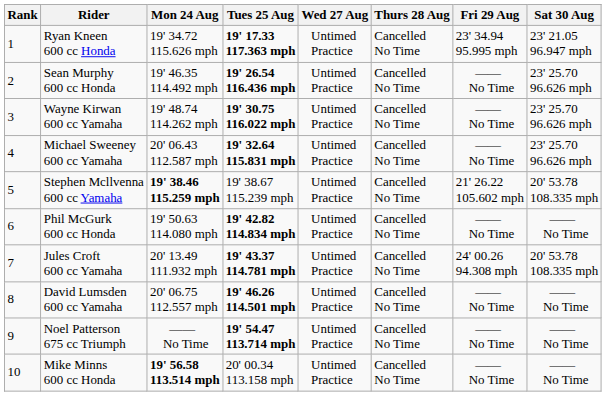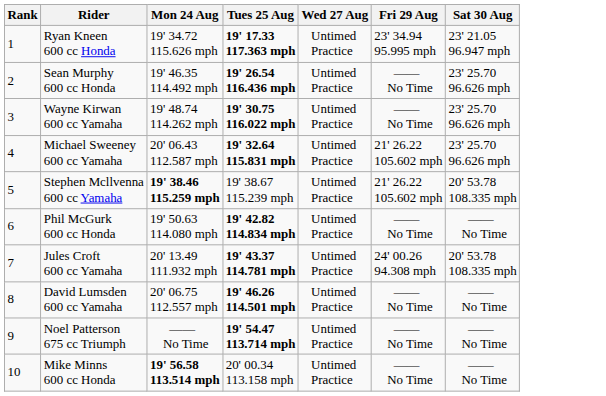- column: (412, 14)
(485, 153) —— No Time -> (408, 153) 21' 26.22 105.602 mph
